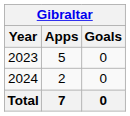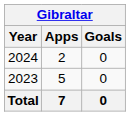rows swapped: (23, 57) <-> (23, 79)
